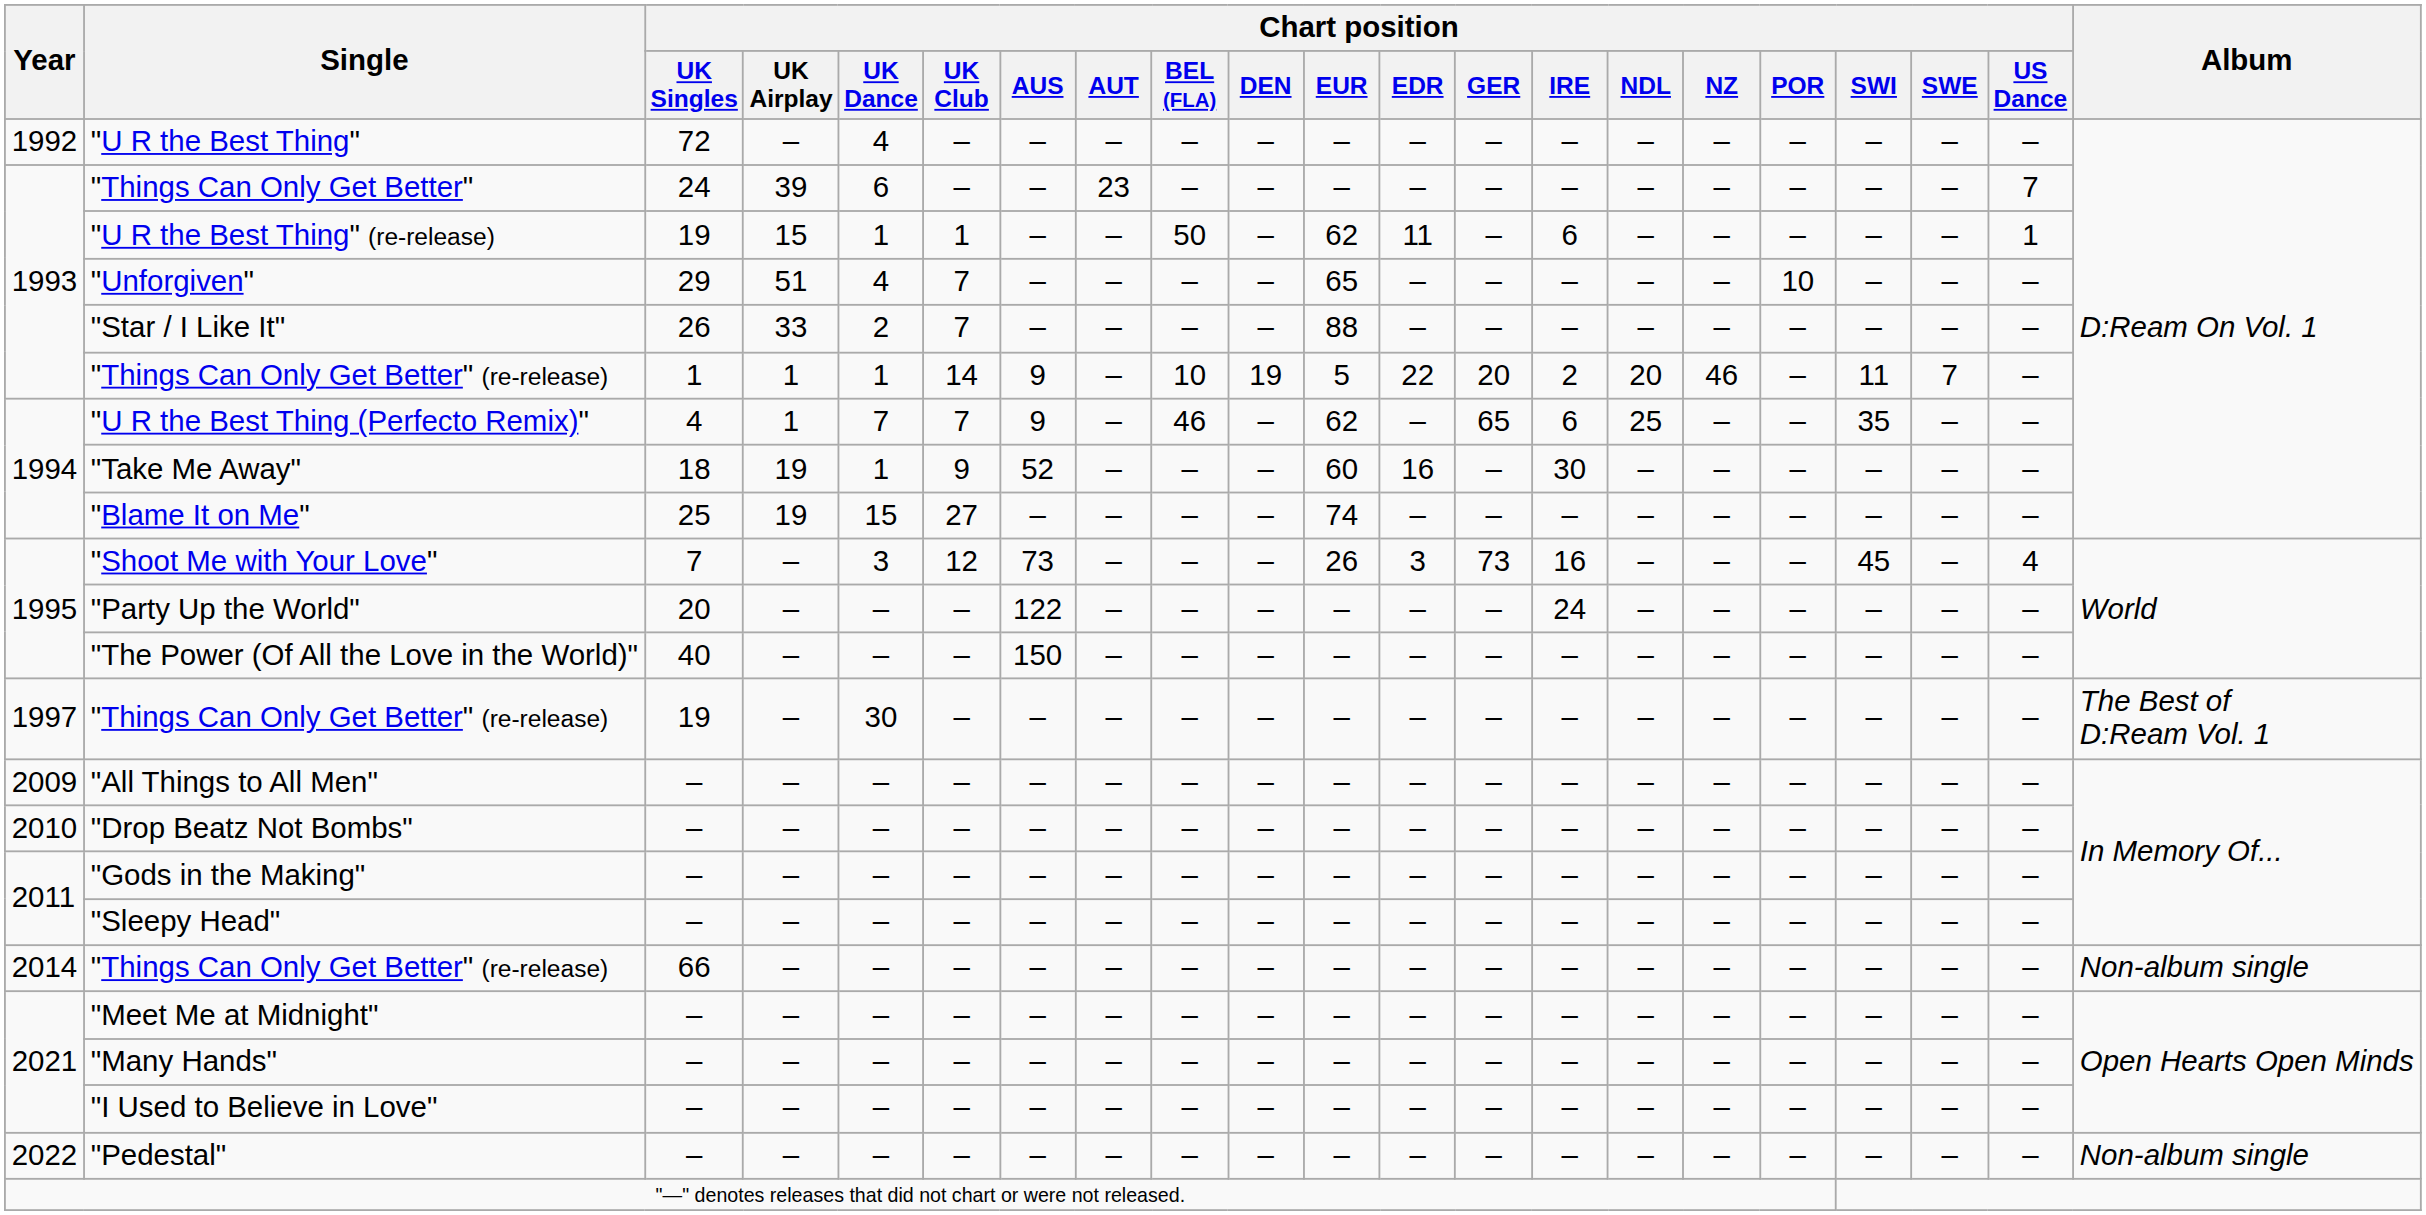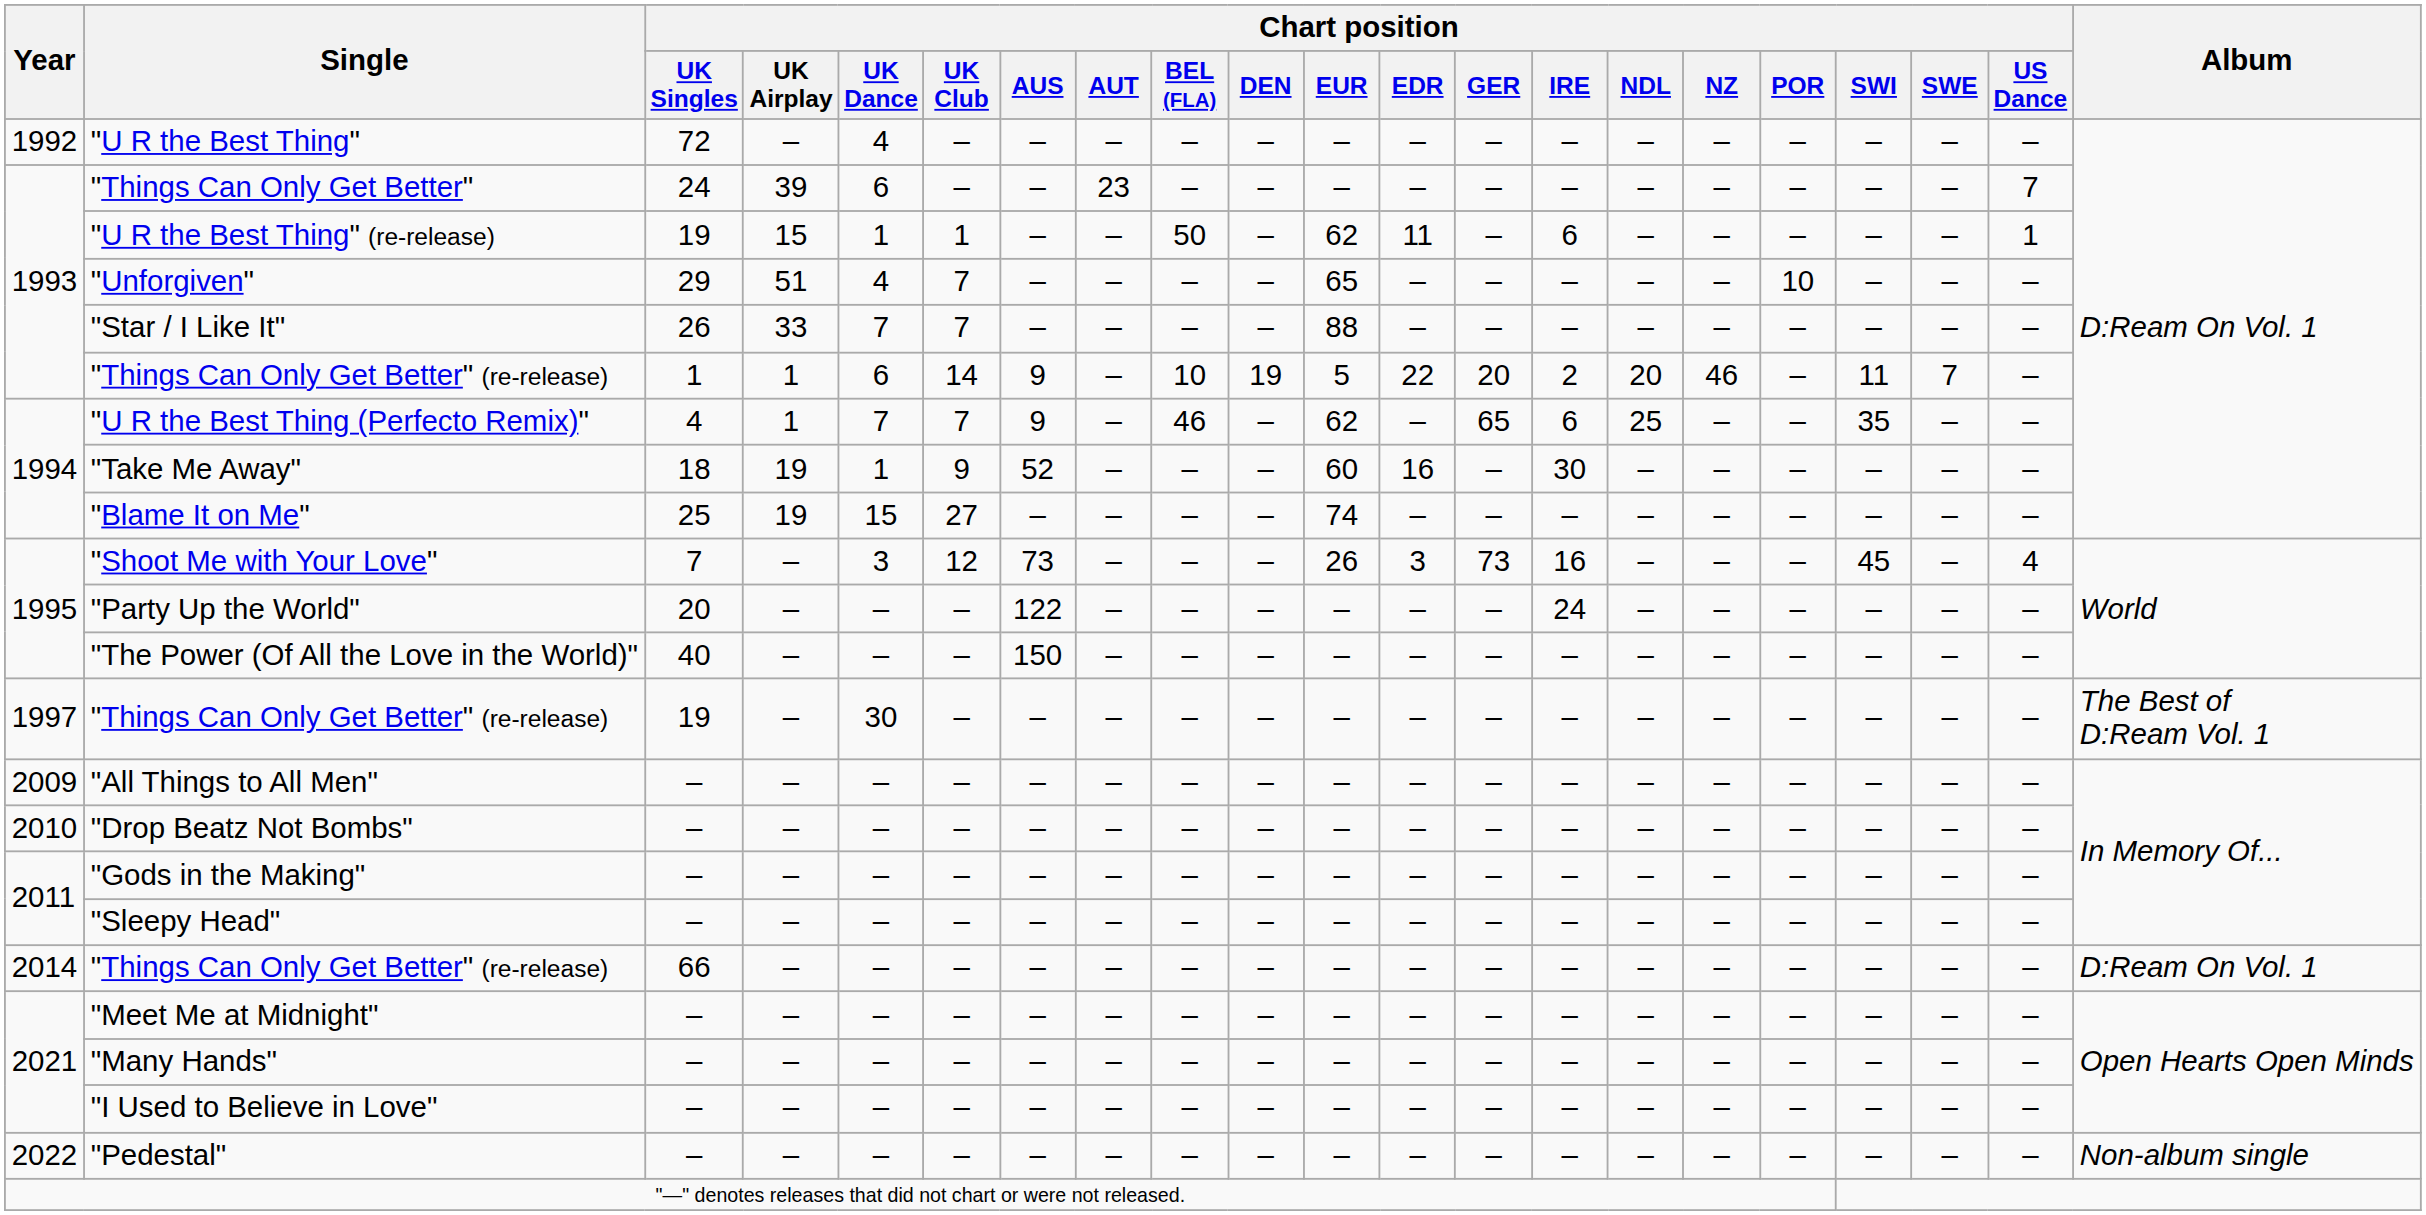(881, 328) 2 -> (881, 328) 7
(881, 374) 1 -> (881, 374) 6
(2194, 968) Non-album single -> (2199, 968) D:Ream On Vol. 1
